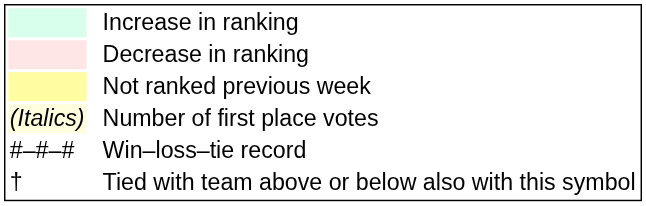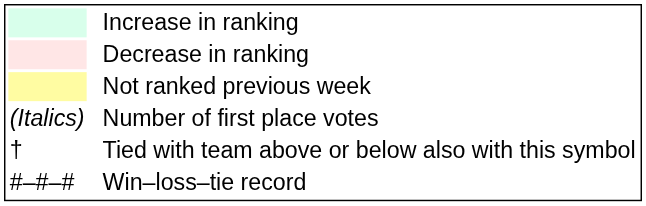(47, 118) lightyellow background -> (47, 118) no background
rows swapped: (204, 150) <-> (369, 182)
